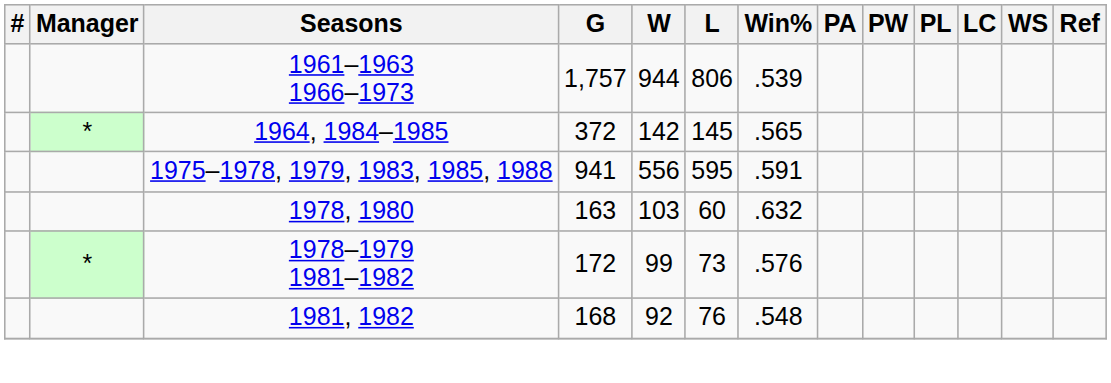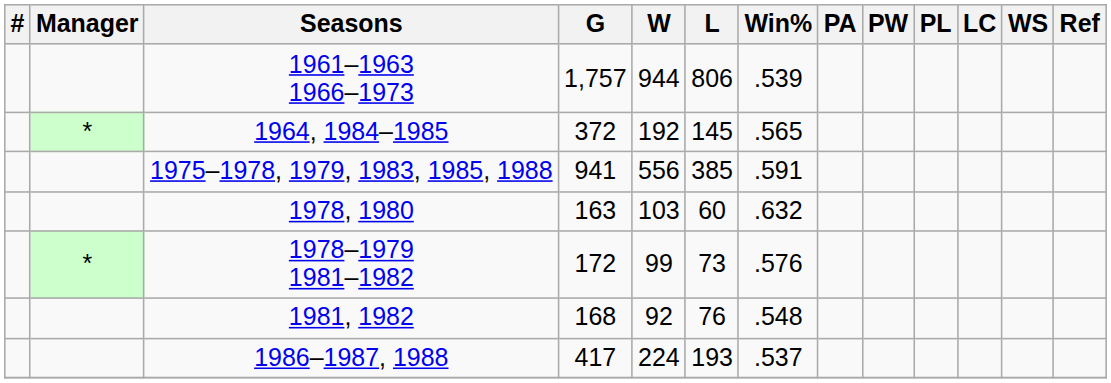(659, 131) 142 -> (659, 131) 192
(712, 171) 595 -> (712, 171) 385
+ row: (351, 357)
